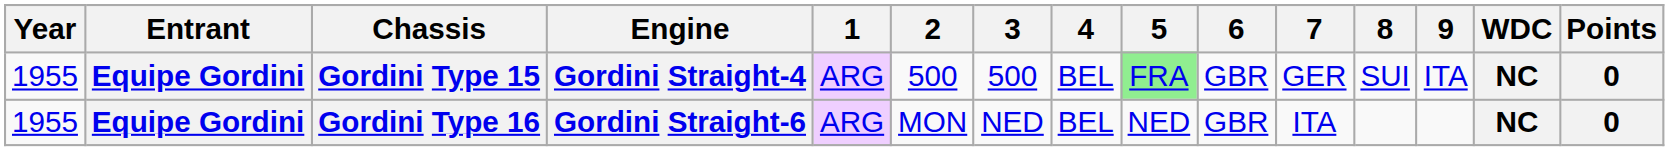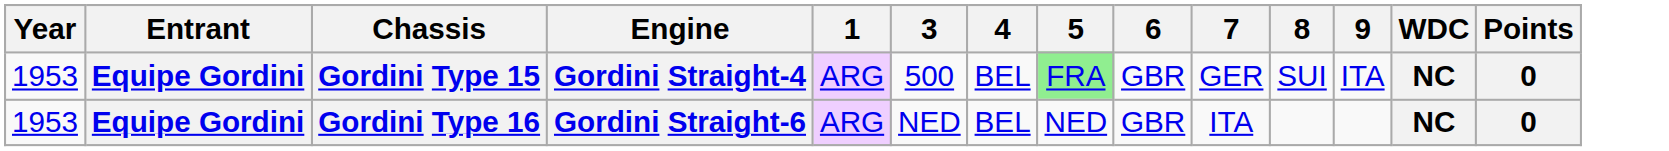- column: (933, 29)
(45, 76) 1955 -> (45, 76) 1953
(45, 123) 1955 -> (45, 123) 1953
